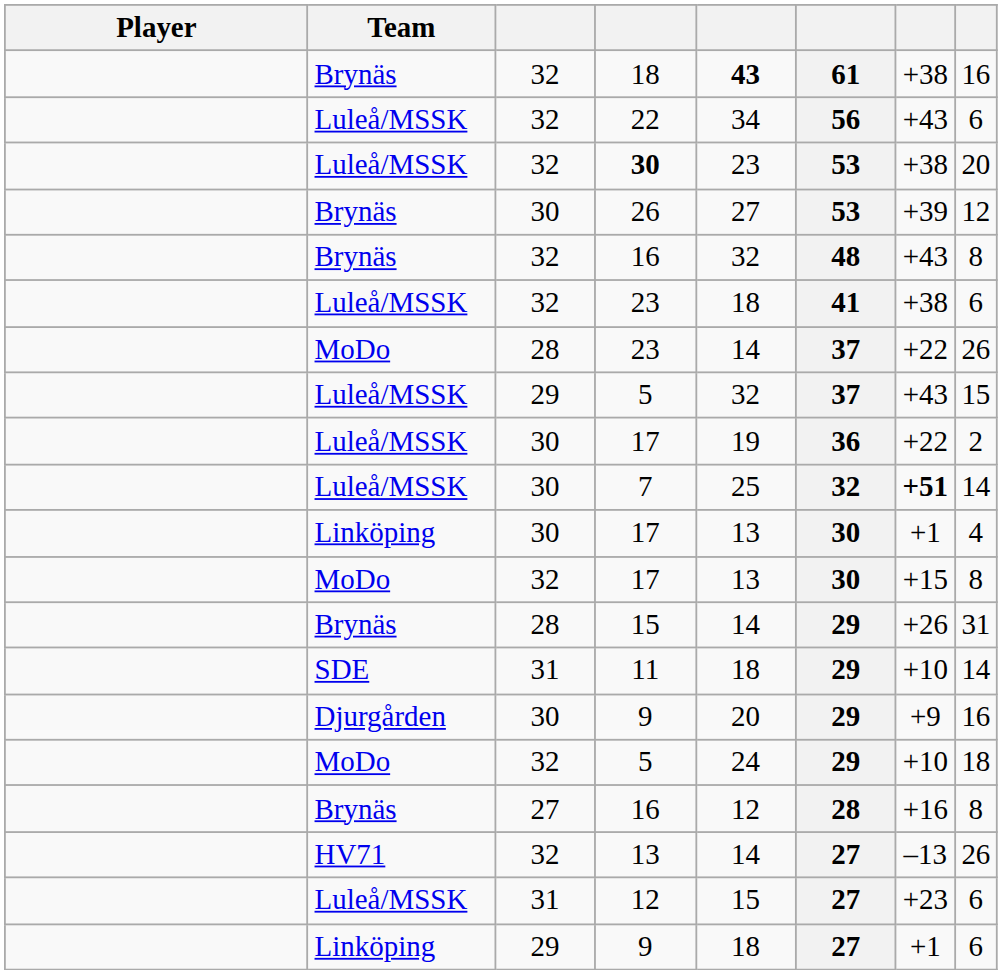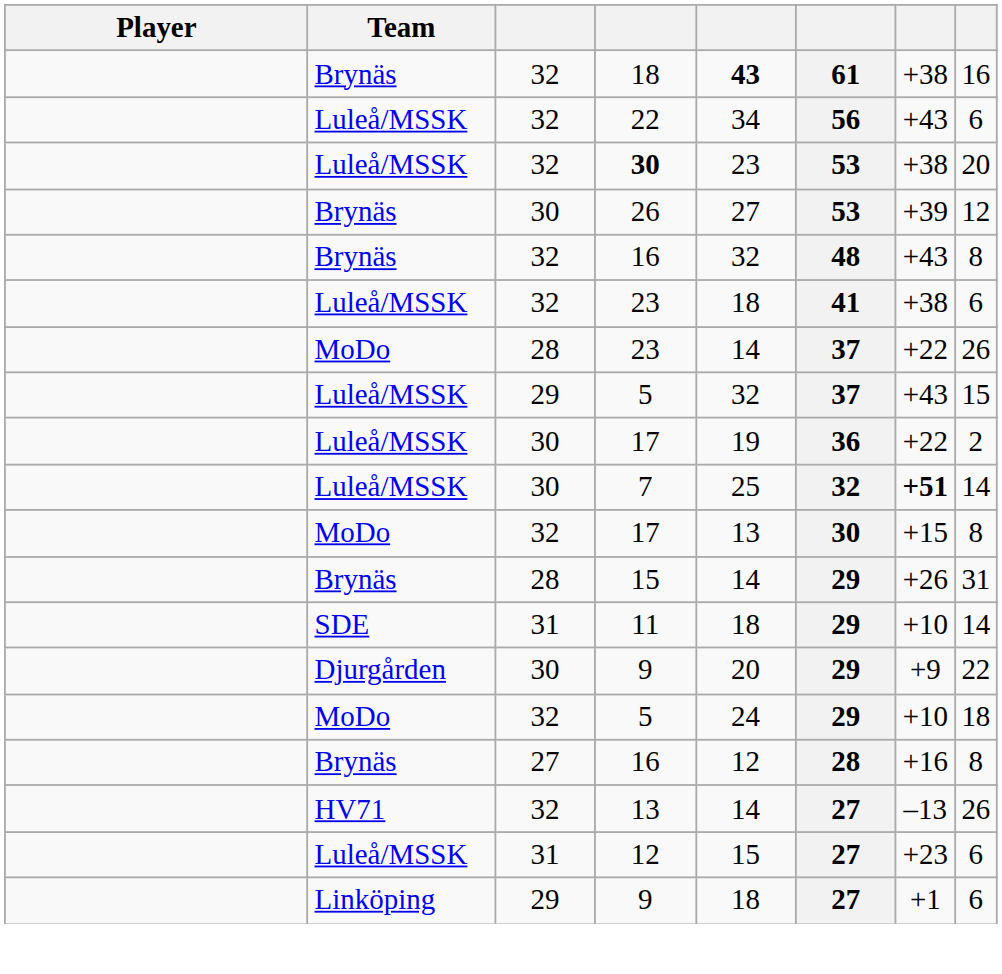- row: (375, 532)
(976, 716) 16 -> (976, 670) 22
